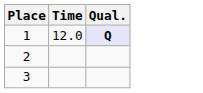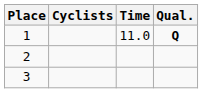+ column: (83, 15)
(67, 36) 12.0 -> (135, 36) 11.0
(108, 36) lavender background -> (175, 36) no background
